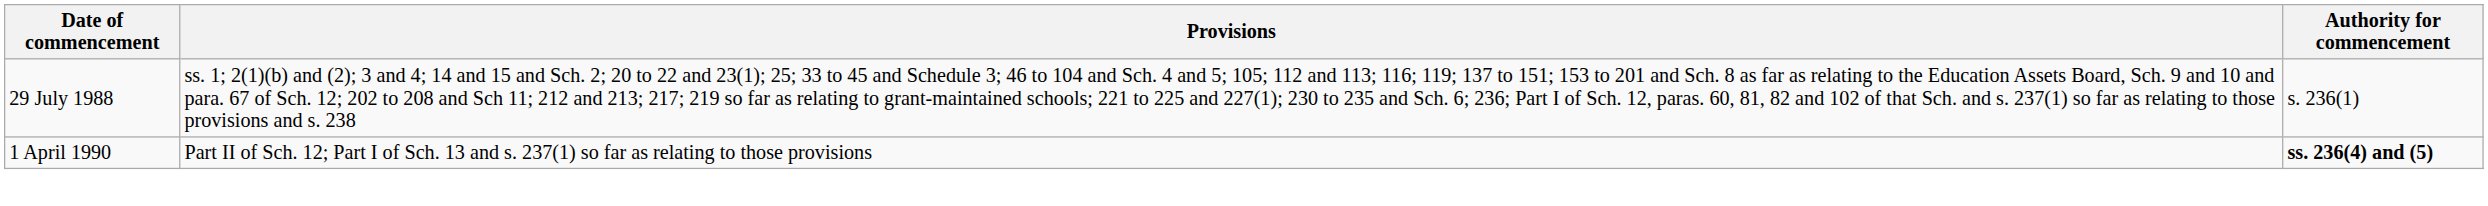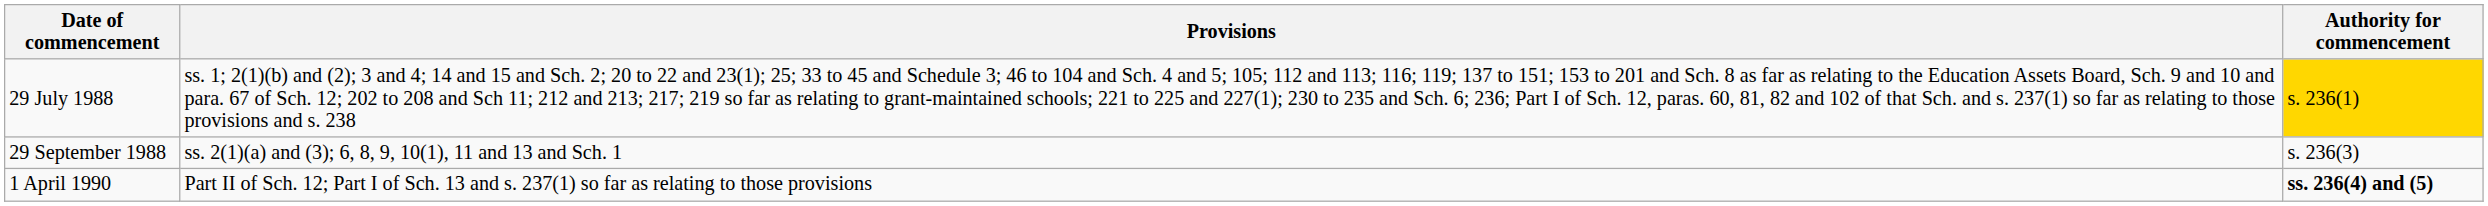(2323, 97) no background -> (2323, 97) gold background
+ row: (88, 152)
